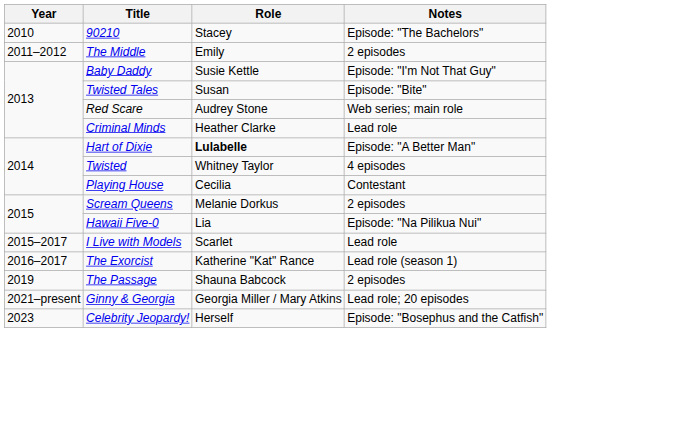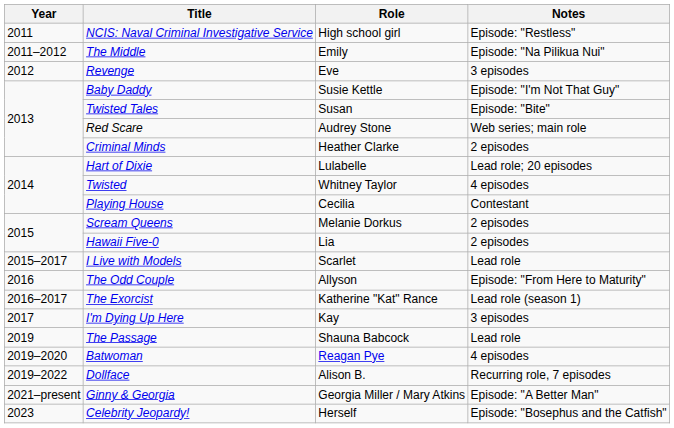- row: (103, 33)
+ row: (199, 33)
(376, 52) 2 episodes -> (538, 52) Episode: "Na Pilikua Nui"
+ row: (110, 71)
(372, 128) Lead role -> (500, 147) 2 episodes
(221, 147) bold -> (342, 166) normal
(411, 147) Episode: "A Better Man" -> (531, 166) Lead role; 20 episodes
(414, 223) Episode: "Na Pilikua Nui" -> (500, 242) 2 episodes
+ row: (130, 280)
+ row: (135, 318)
(376, 280) 2 episodes -> (496, 337) Lead role
+ row: (114, 356)
+ row: (108, 375)
(408, 299) Lead role; 20 episodes -> (535, 394) Episode: "A Better Man"
